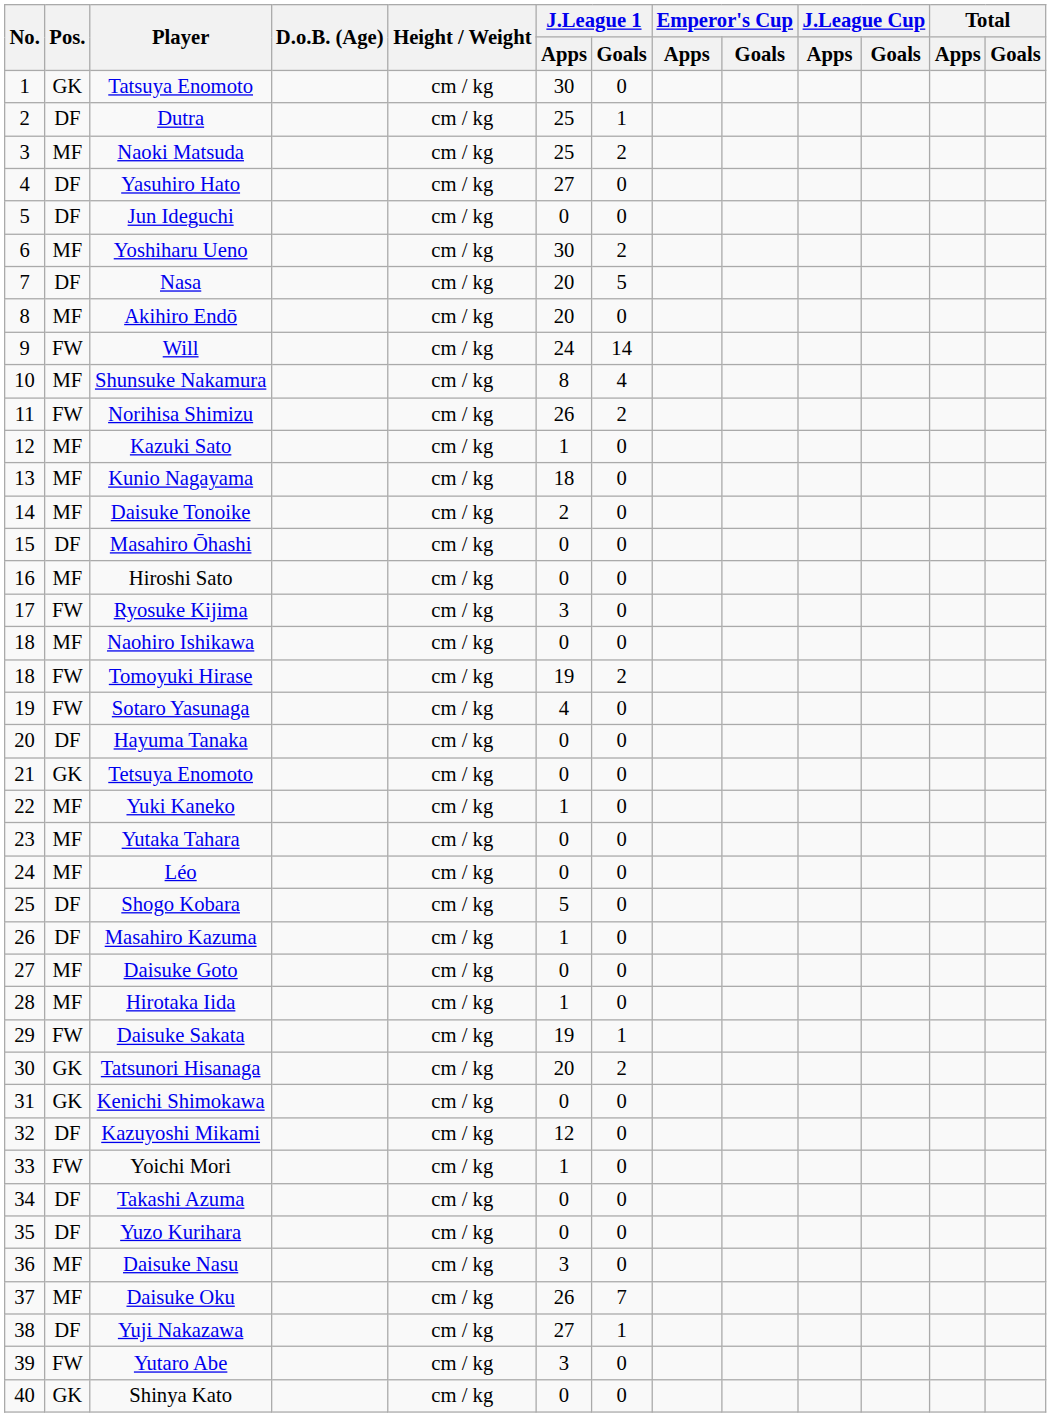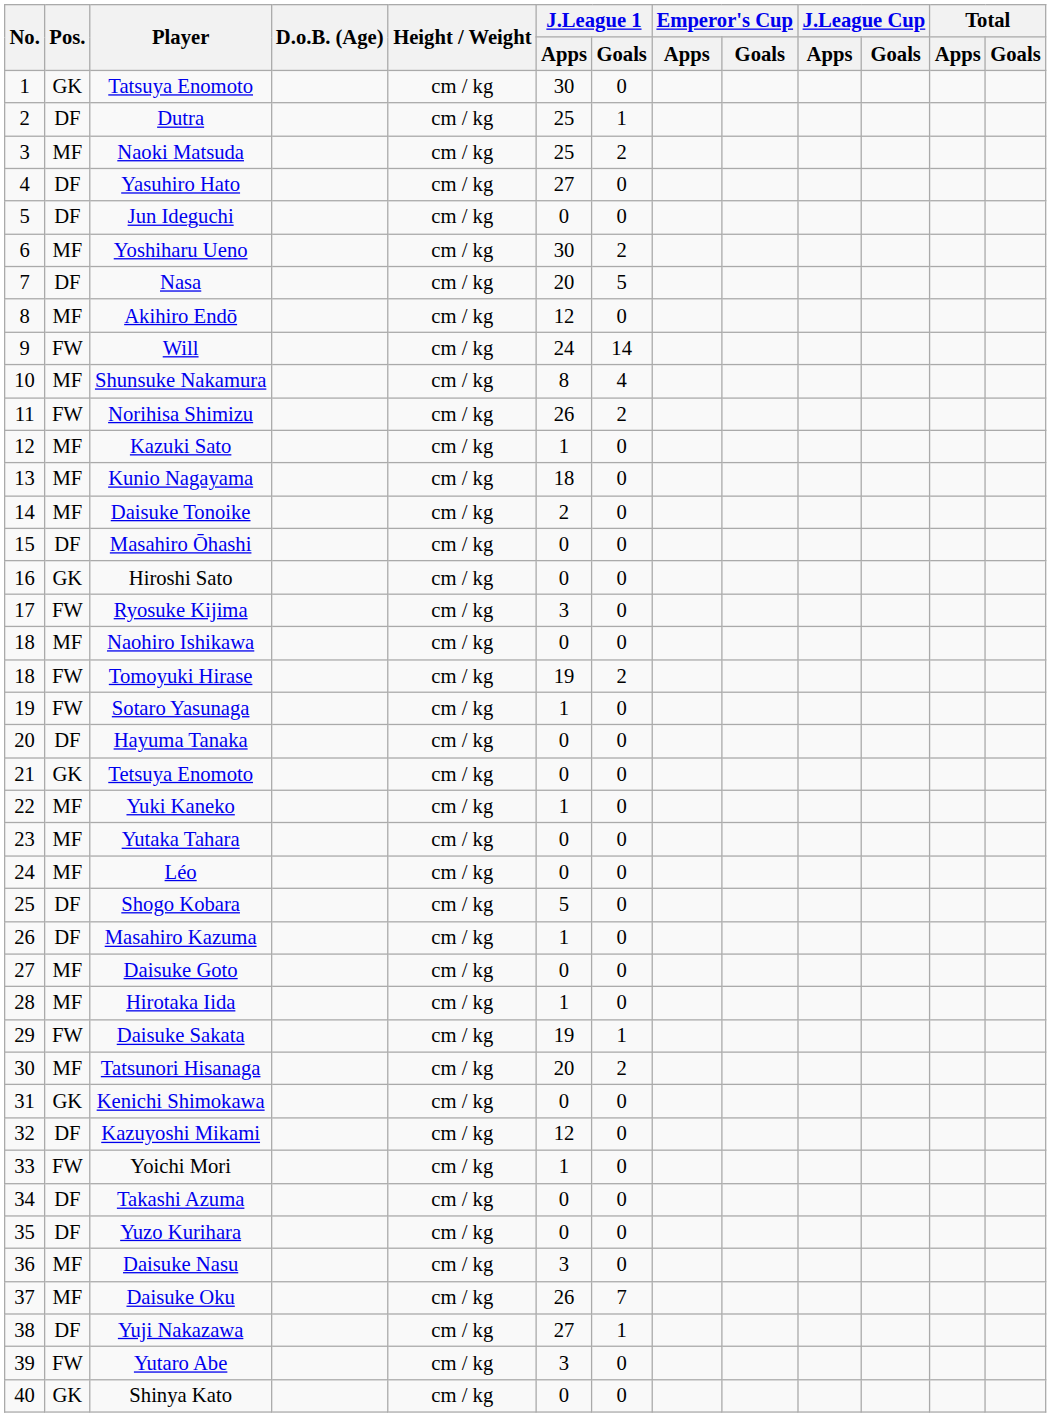(564, 315) 20 -> (564, 315) 12
(67, 577) MF -> (67, 577) GK
(564, 708) 4 -> (564, 708) 1
(67, 1068) GK -> (67, 1068) MF
